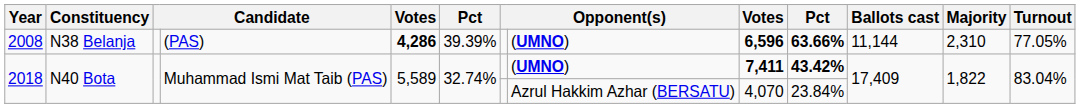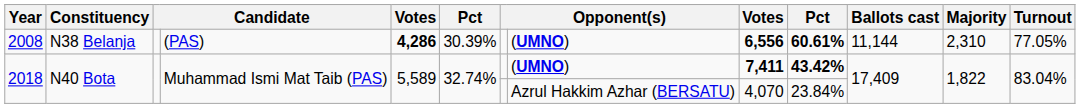(470, 42) 39.39% -> (470, 42) 30.39%
(764, 42) 6,596 -> (764, 42) 6,556
(818, 42) 63.66% -> (818, 42) 60.61%
